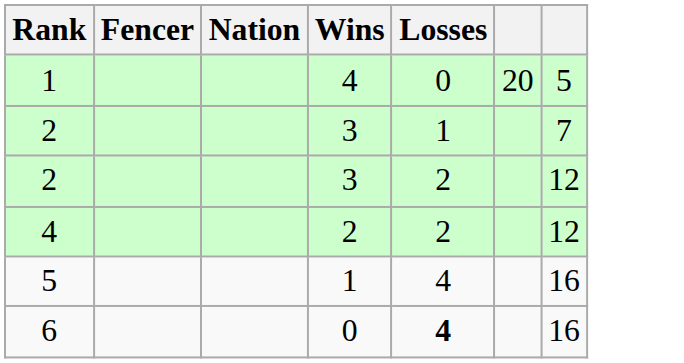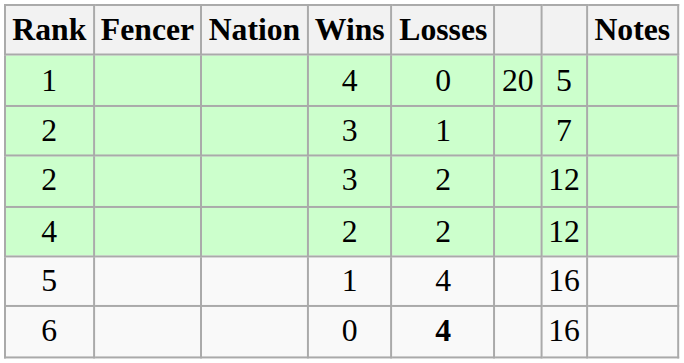+ column: (632, 29)
